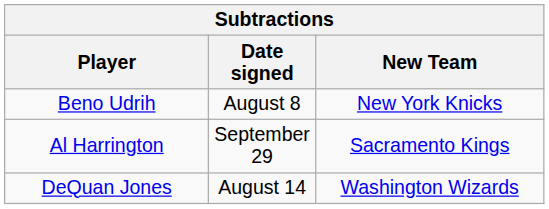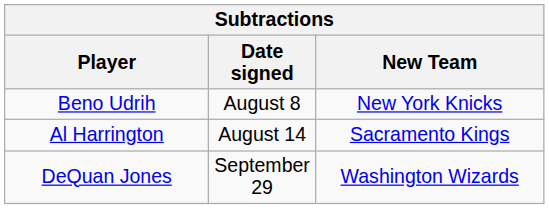(262, 145) September 29 -> (262, 134) August 14
(262, 187) August 14 -> (262, 176) September 29
